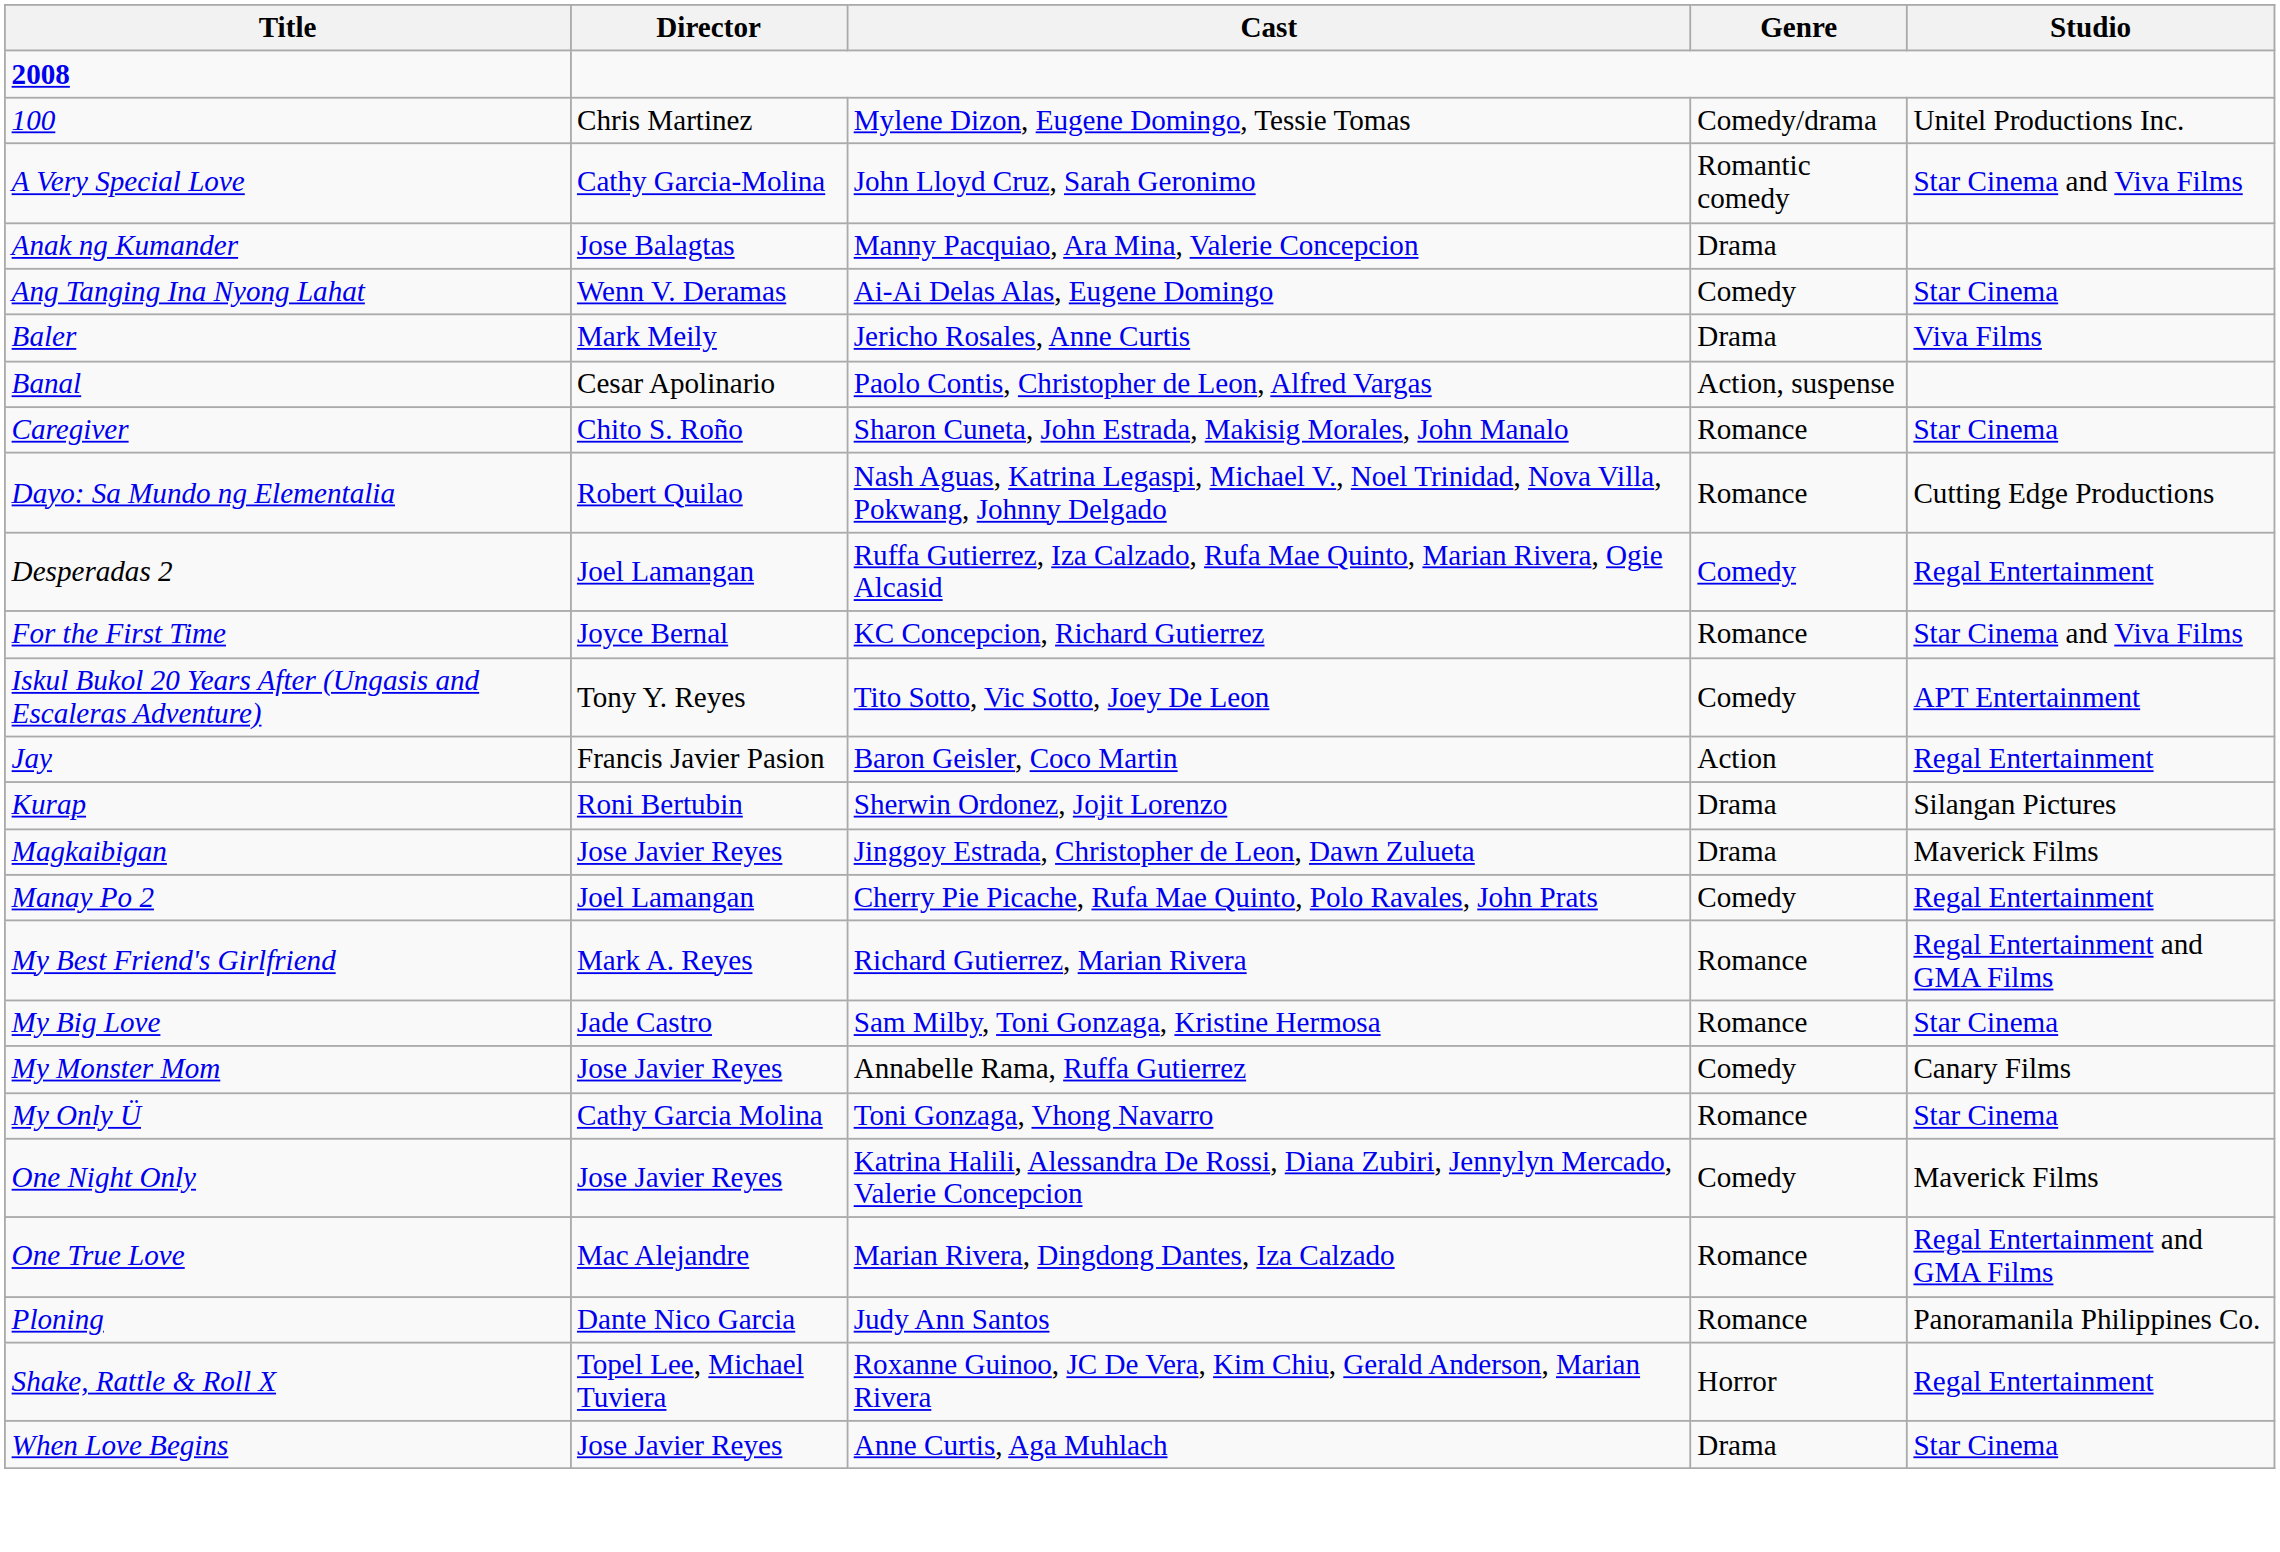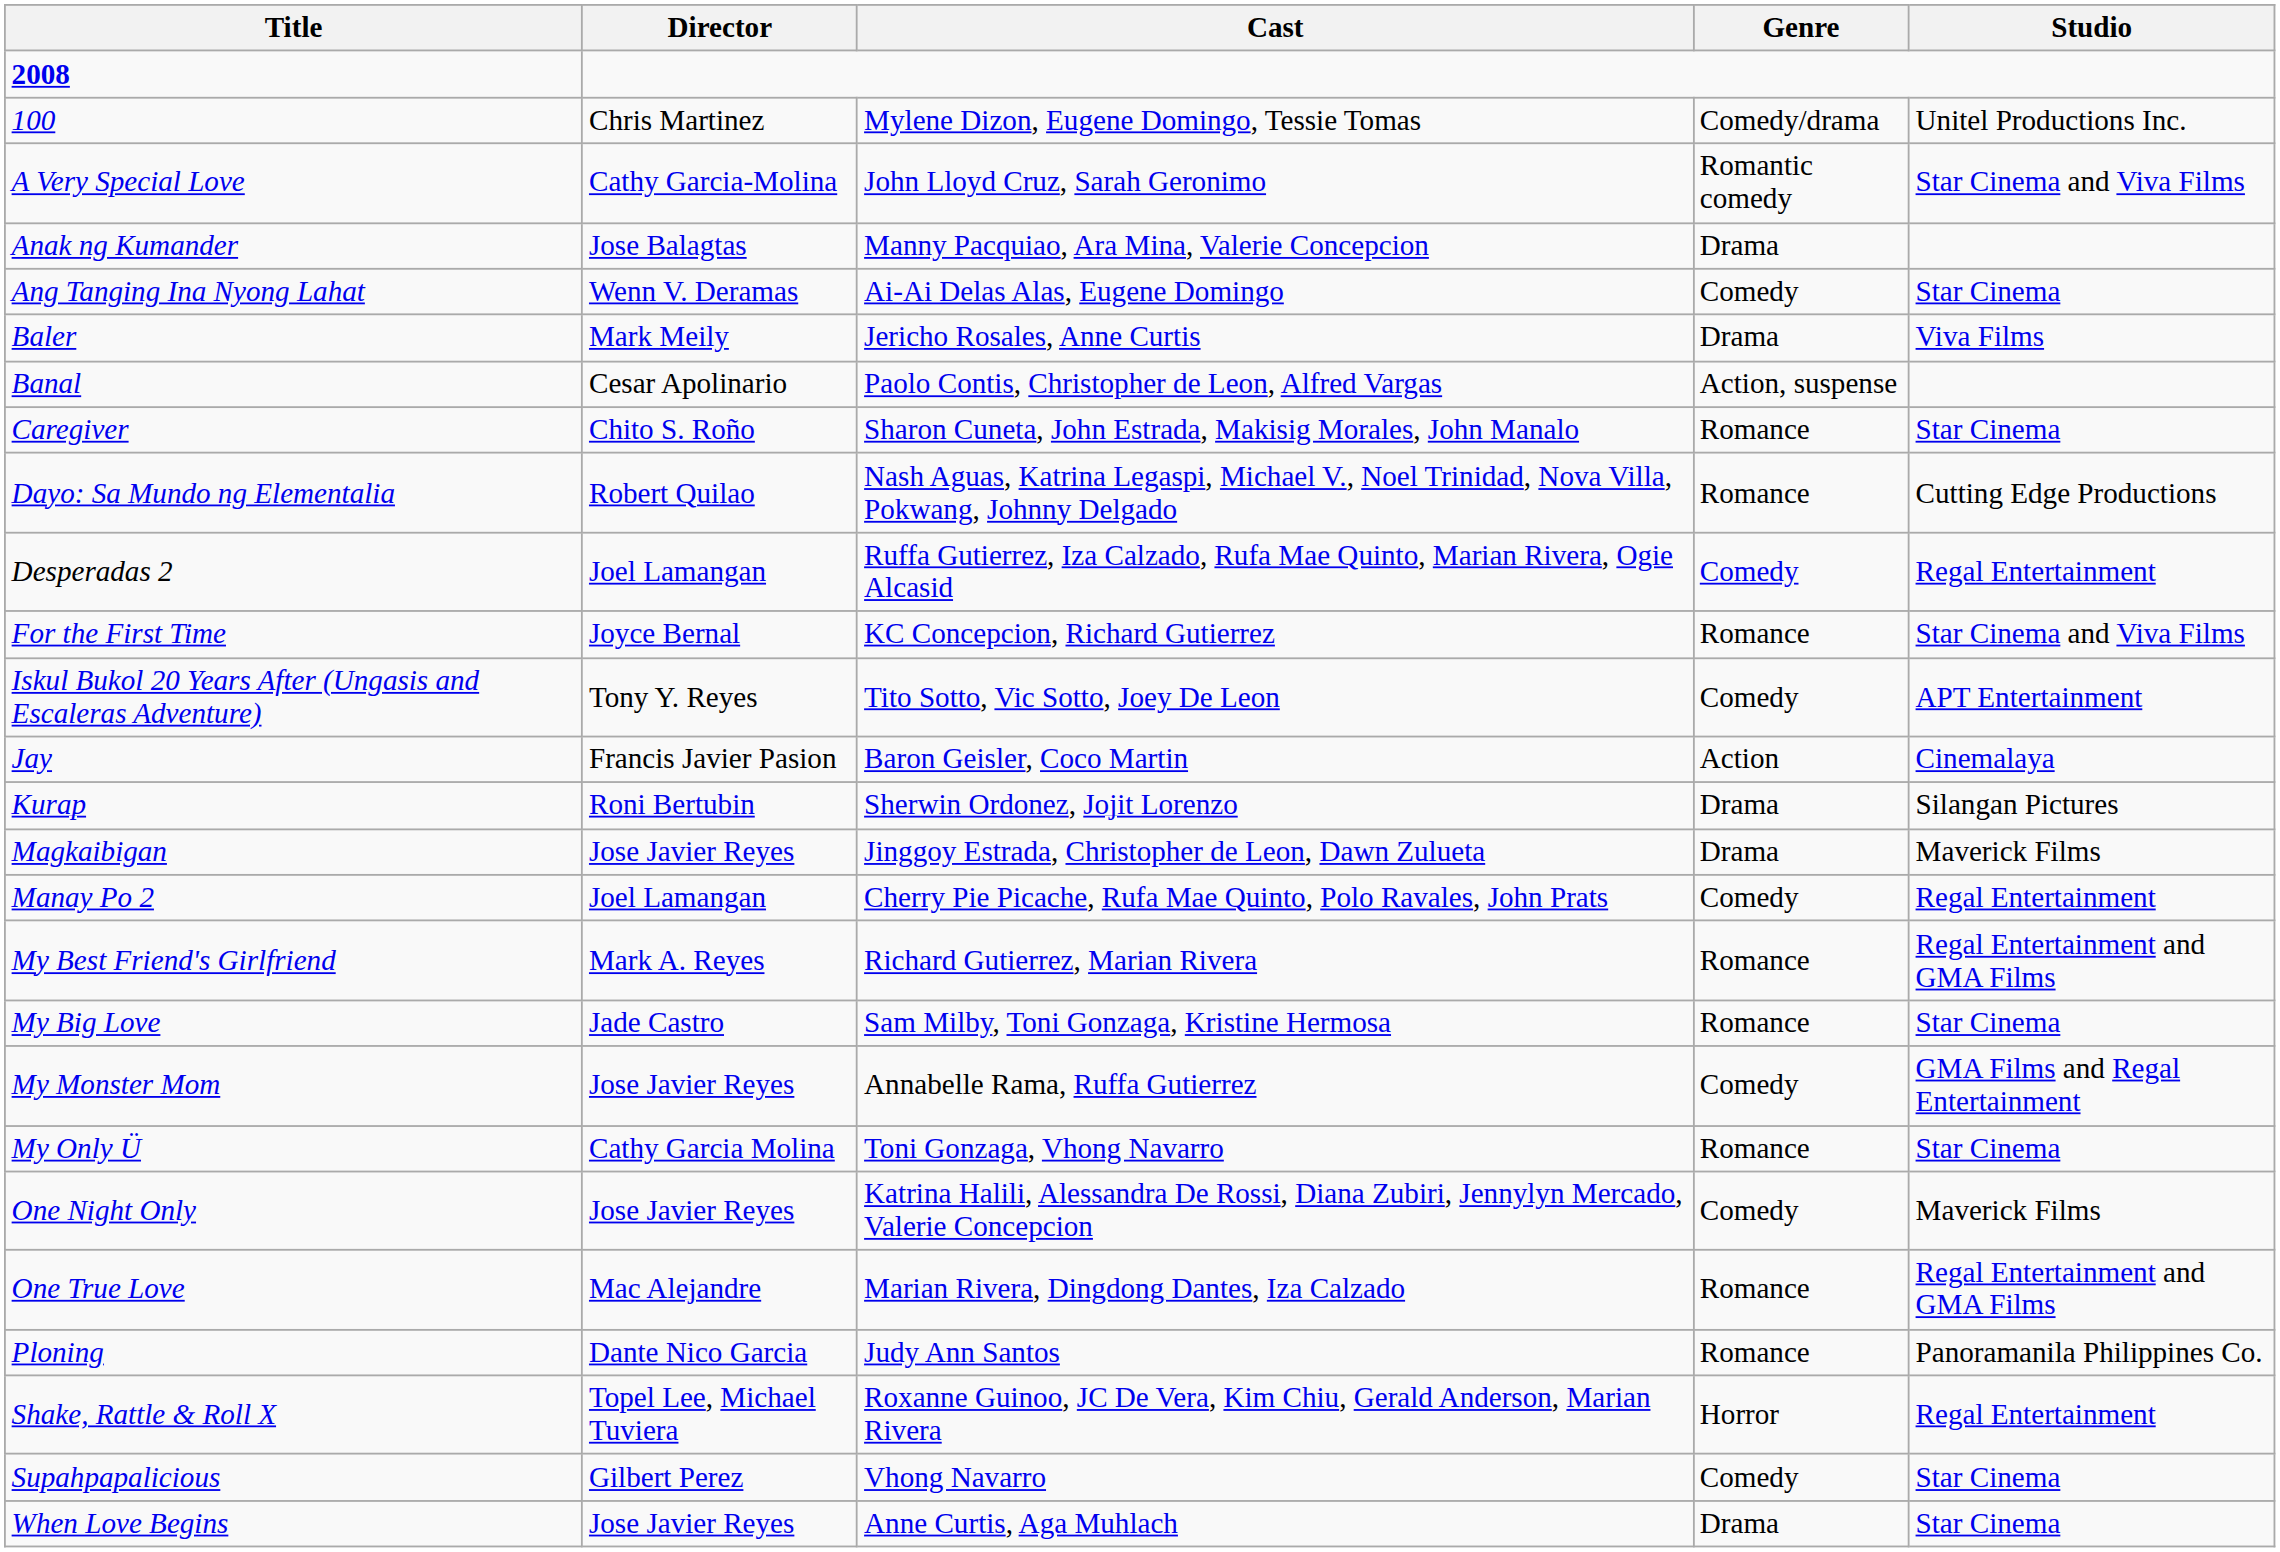(2033, 759) Regal Entertainment -> (1985, 759) Cinemalaya
(1992, 1068) Canary Films -> (2048, 1085) GMA Films and Regal Entertainment
+ row: (116, 1476)
